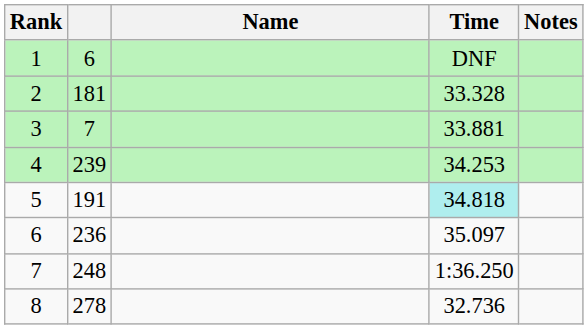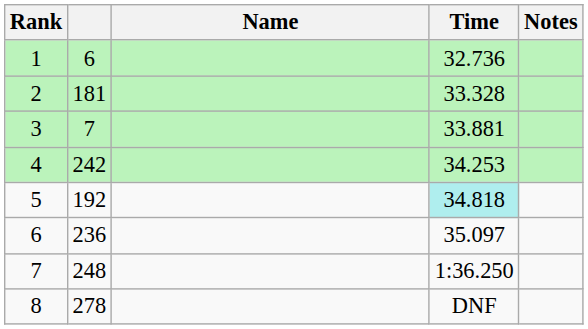(474, 57) DNF -> (474, 57) 32.736
(89, 164) 239 -> (89, 164) 242
(89, 199) 191 -> (89, 199) 192
(474, 306) 32.736 -> (474, 306) DNF
